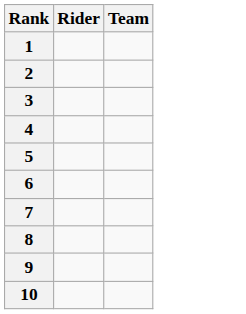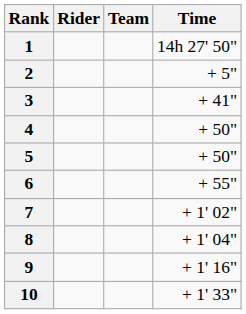+ column: (197, 18)
